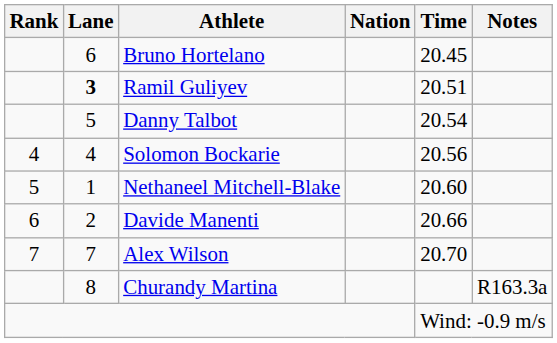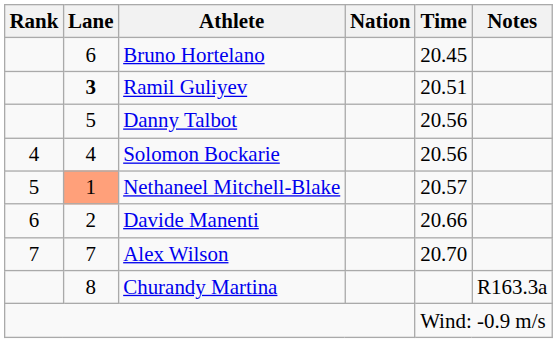(444, 120) 20.54 -> (444, 120) 20.56
(91, 187) no background -> (91, 187) lightsalmon background
(444, 187) 20.60 -> (444, 187) 20.57
